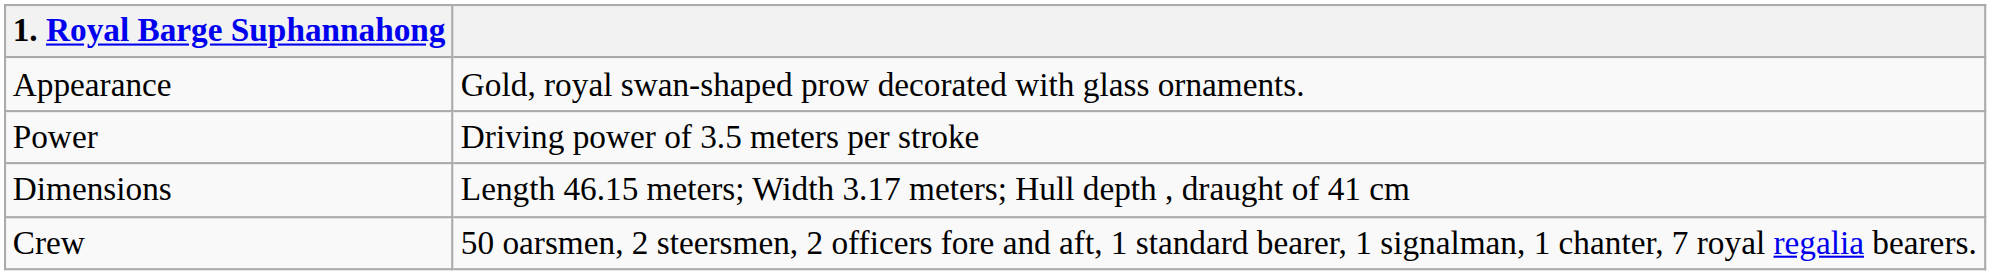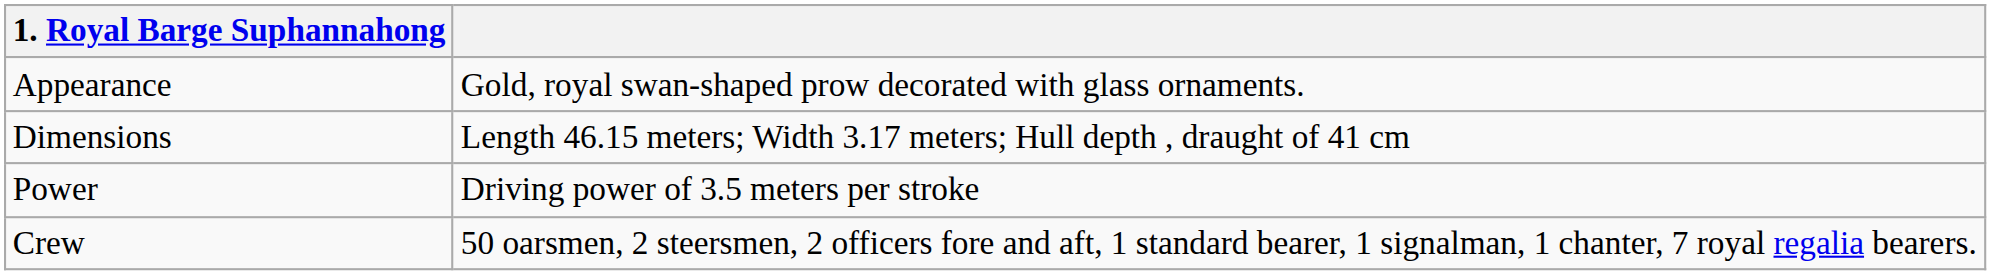rows swapped: (92, 189) <-> (55, 136)
